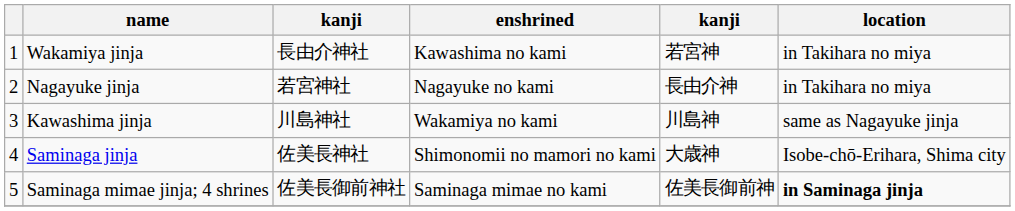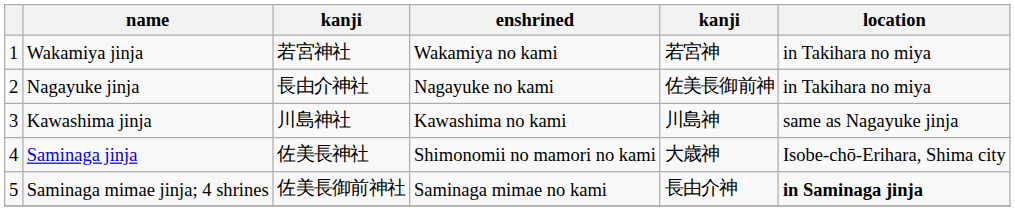(323, 51) 長由介神社 -> (314, 51) 若宮神社
(490, 52) Kawashima no kami -> (486, 52) Wakamiya no kami
(314, 86) 若宮神社 -> (323, 86) 長由介神社
(701, 86) 長由介神 -> (719, 86) 佐美長御前神
(486, 120) Wakamiya no kami -> (490, 120) Kawashima no kami
(719, 188) 佐美長御前神 -> (701, 188) 長由介神
